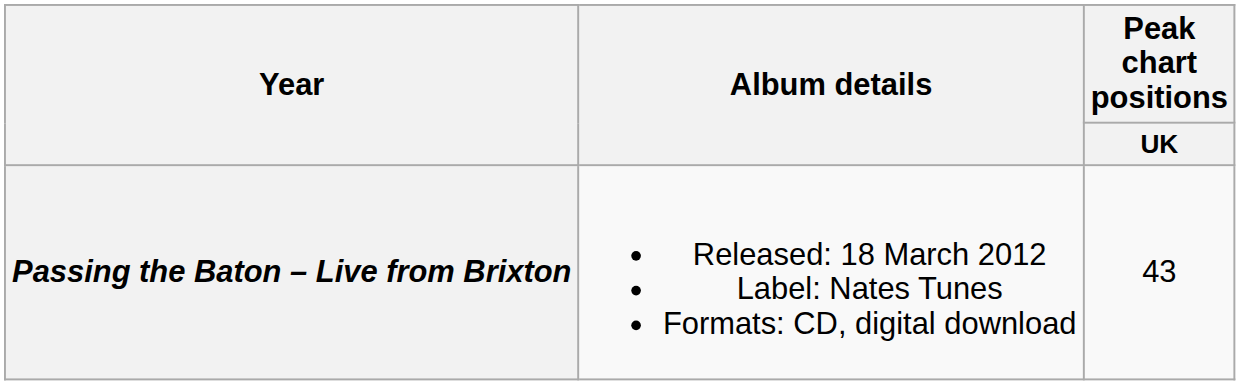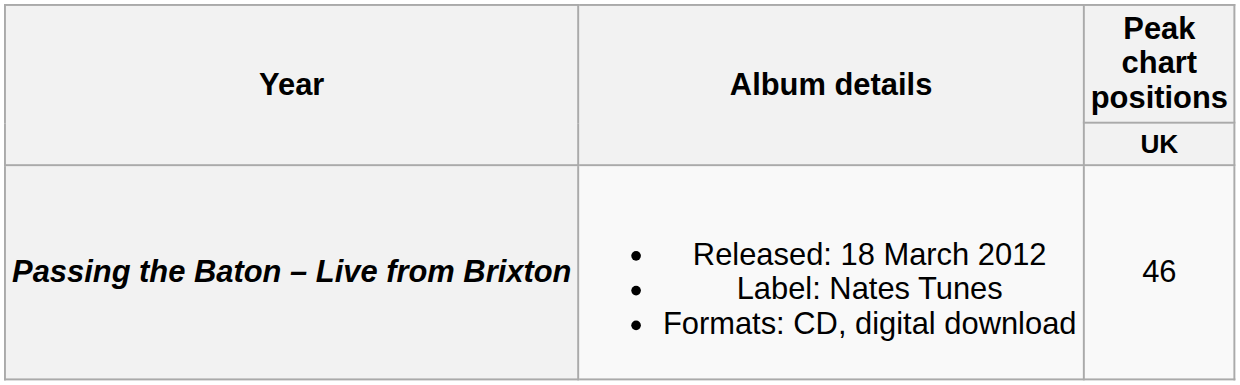(1159, 271) 43 -> (1159, 271) 46
